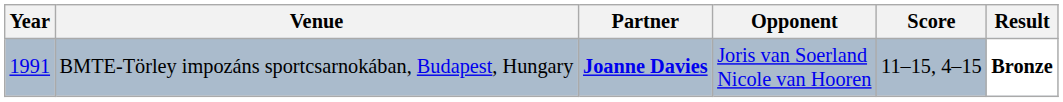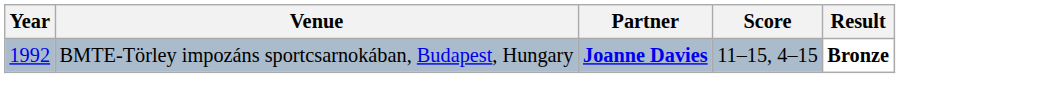- column: (794, 21)
(30, 67) 1991 -> (30, 55) 1992
